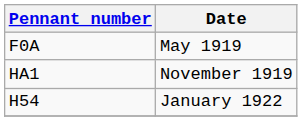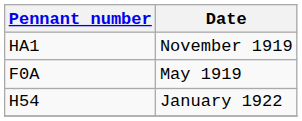rows swapped: (24, 46) <-> (24, 74)
